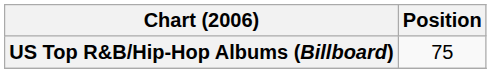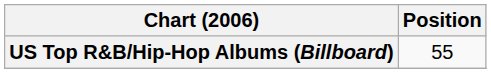(442, 52) 75 -> (442, 52) 55
